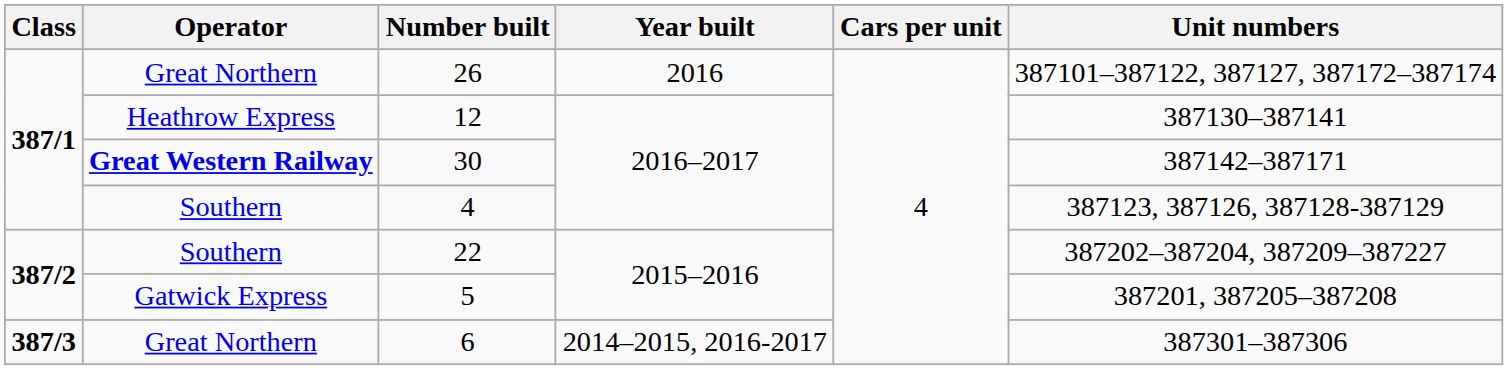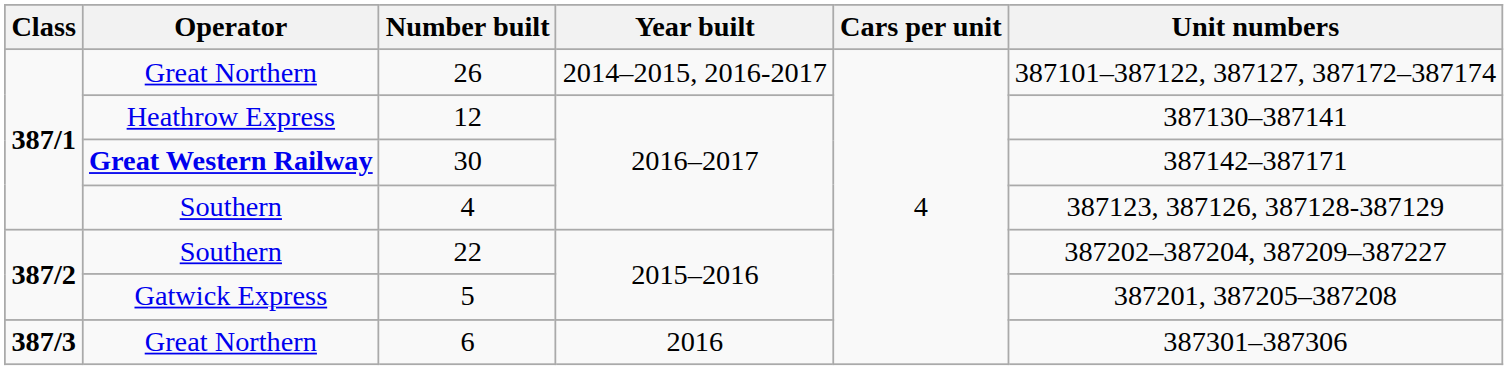(695, 71) 2016 -> (695, 71) 2014–2015, 2016-2017
(695, 341) 2014–2015, 2016-2017 -> (695, 341) 2016
